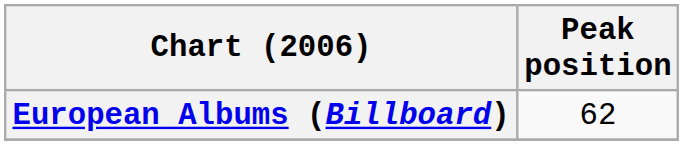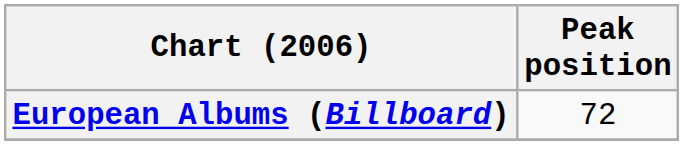(598, 116) 62 -> (598, 116) 72
